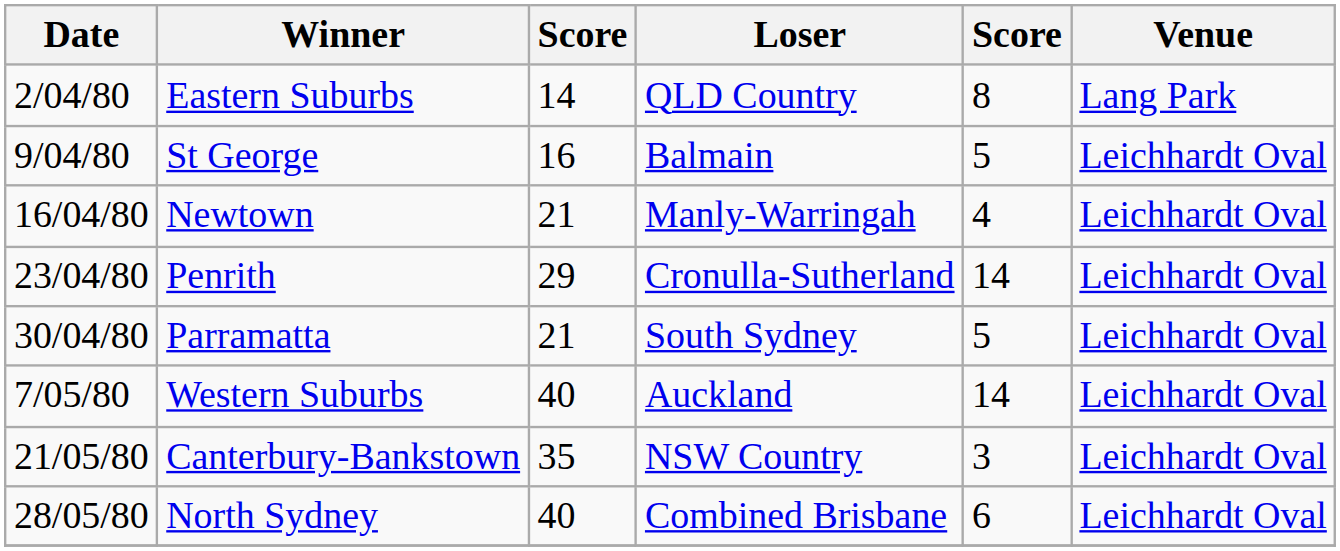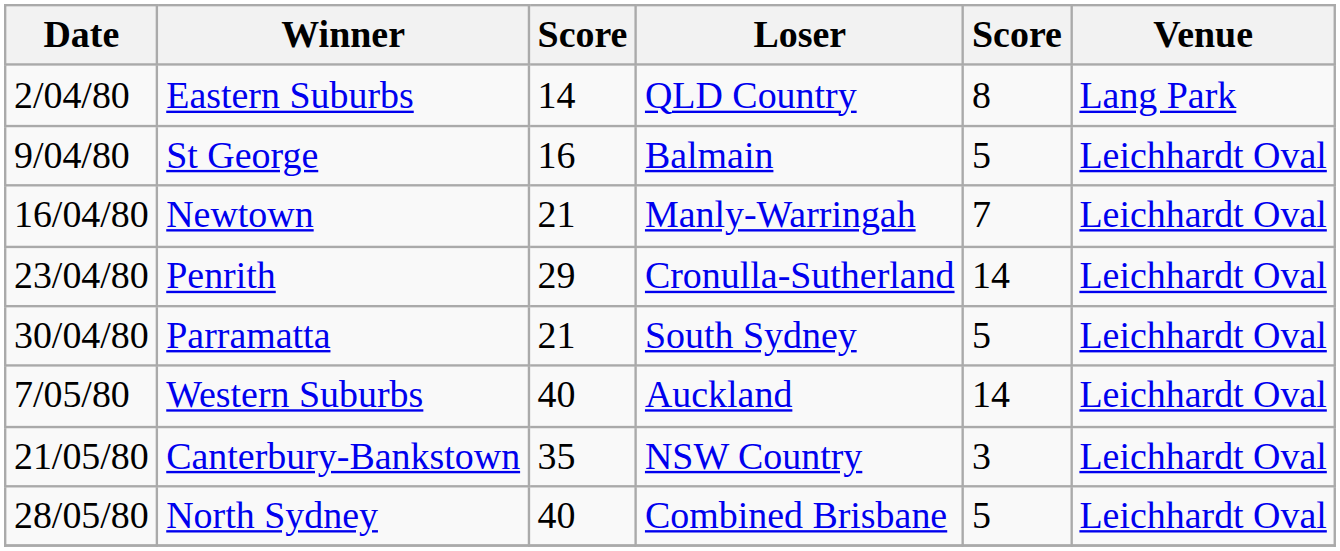(982, 214) 4 -> (982, 214) 7
(982, 515) 6 -> (982, 515) 5
